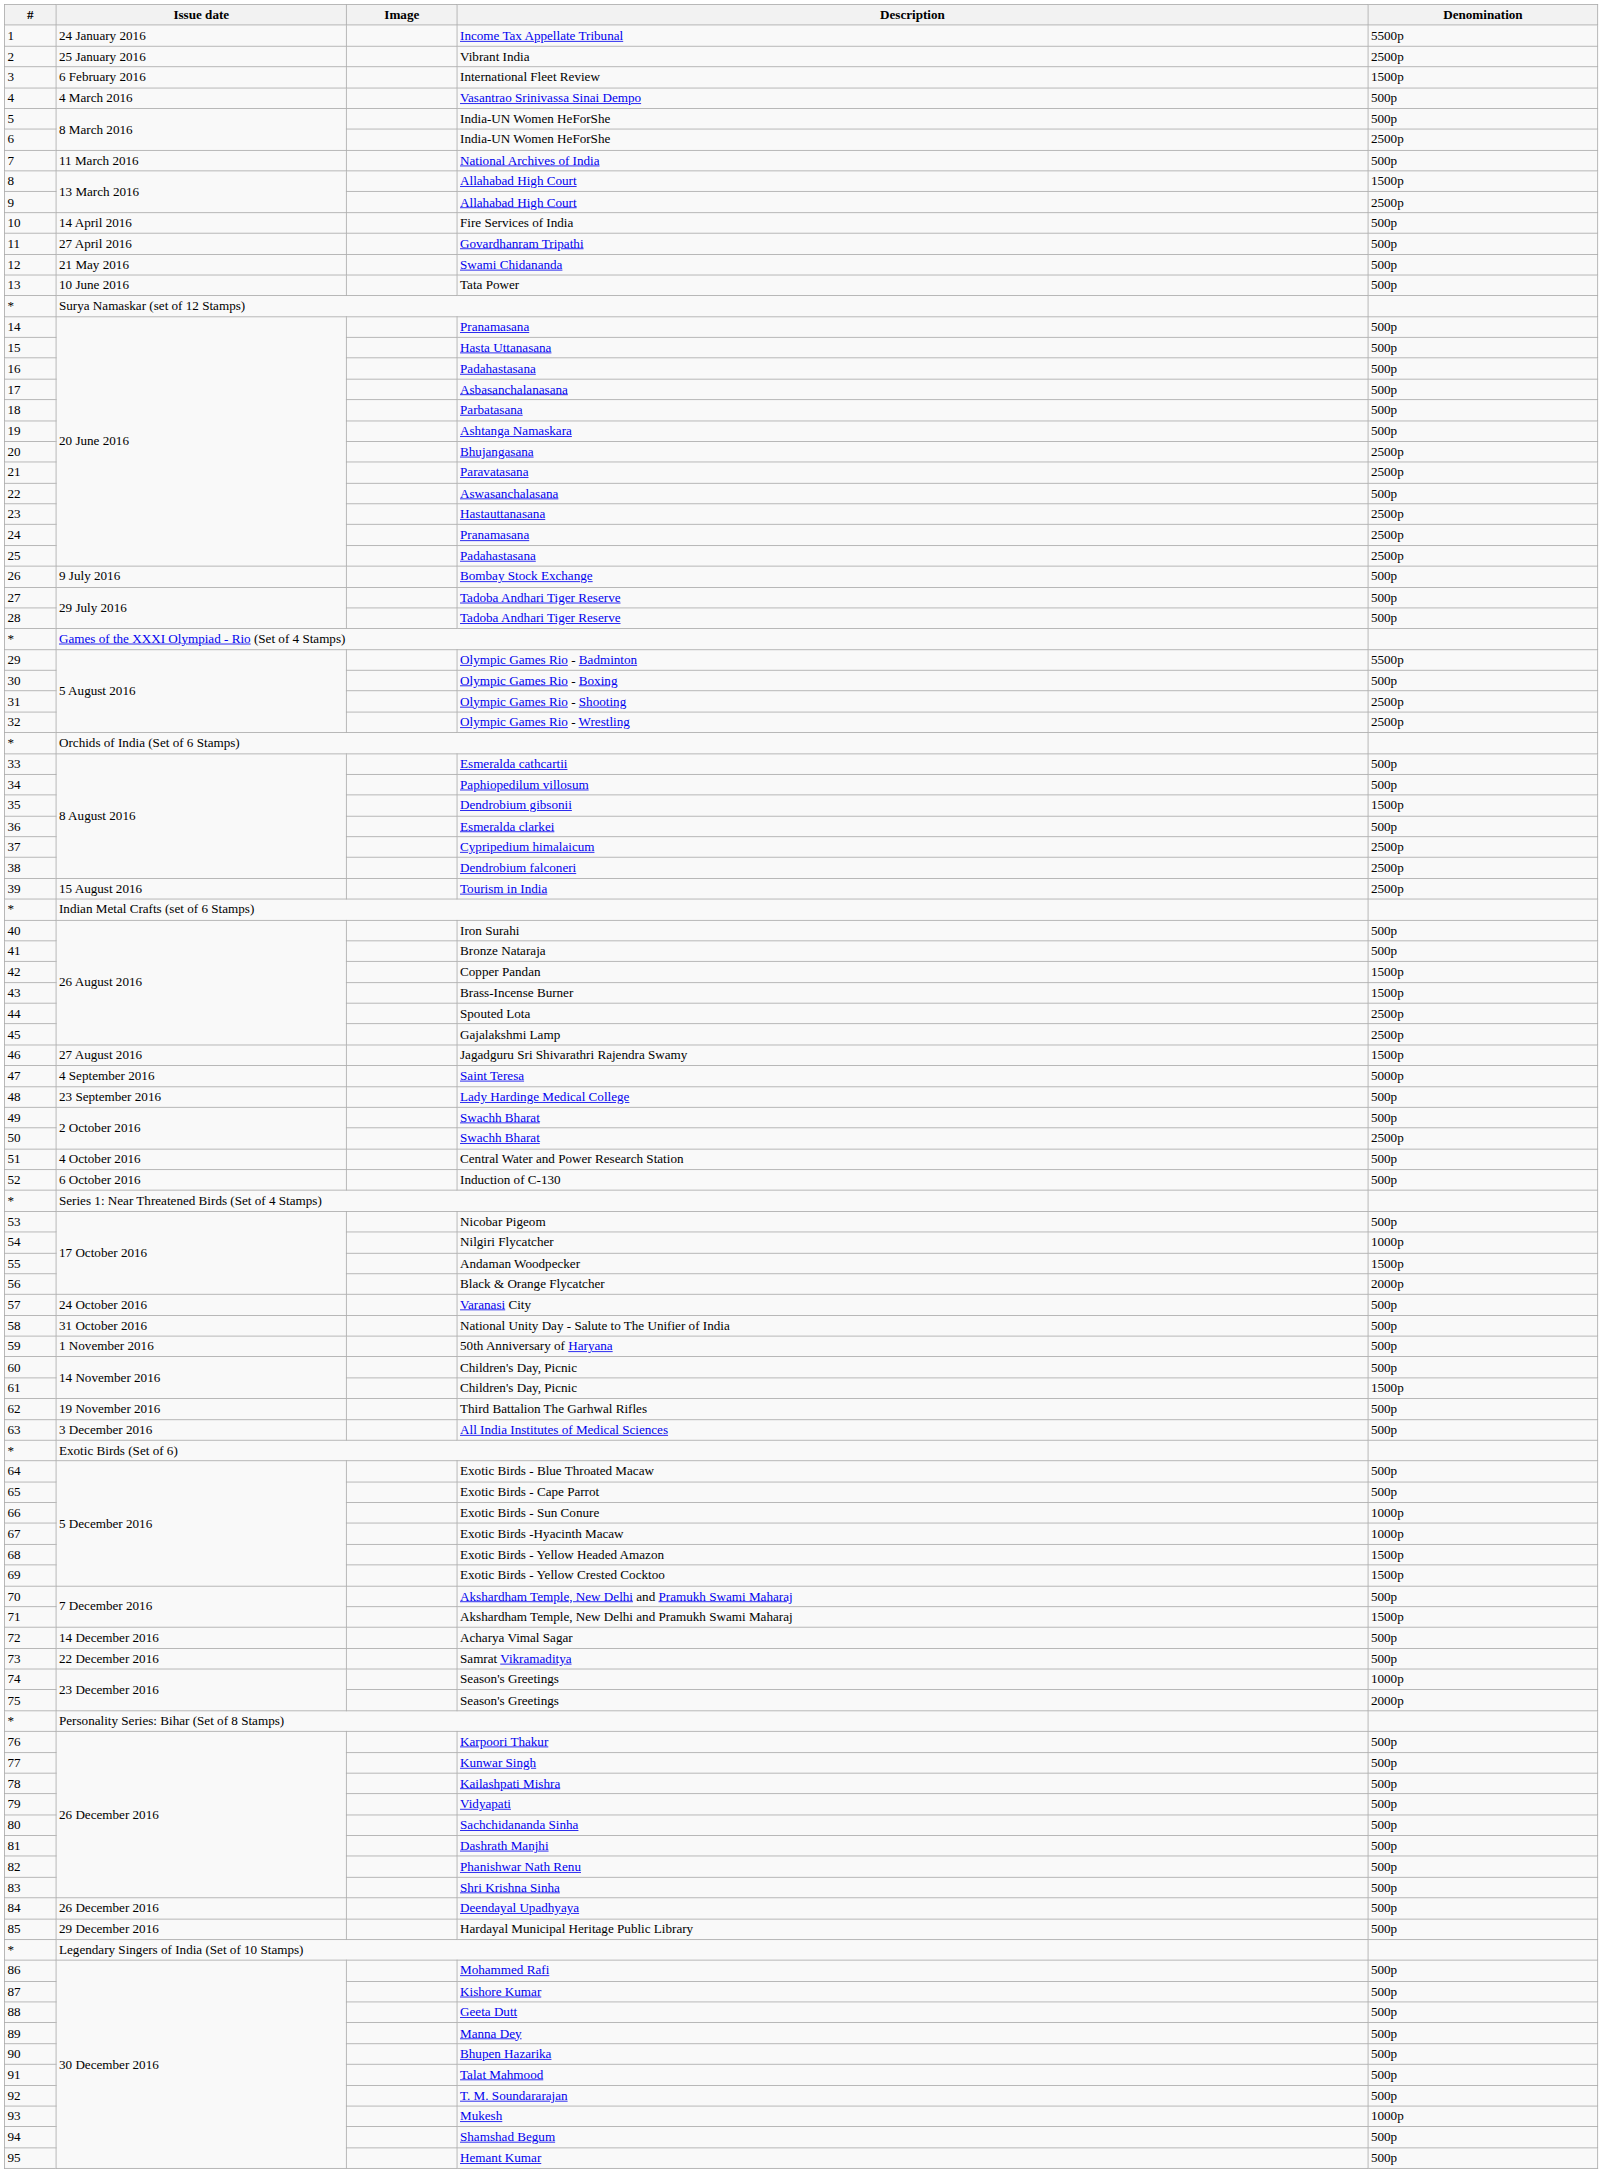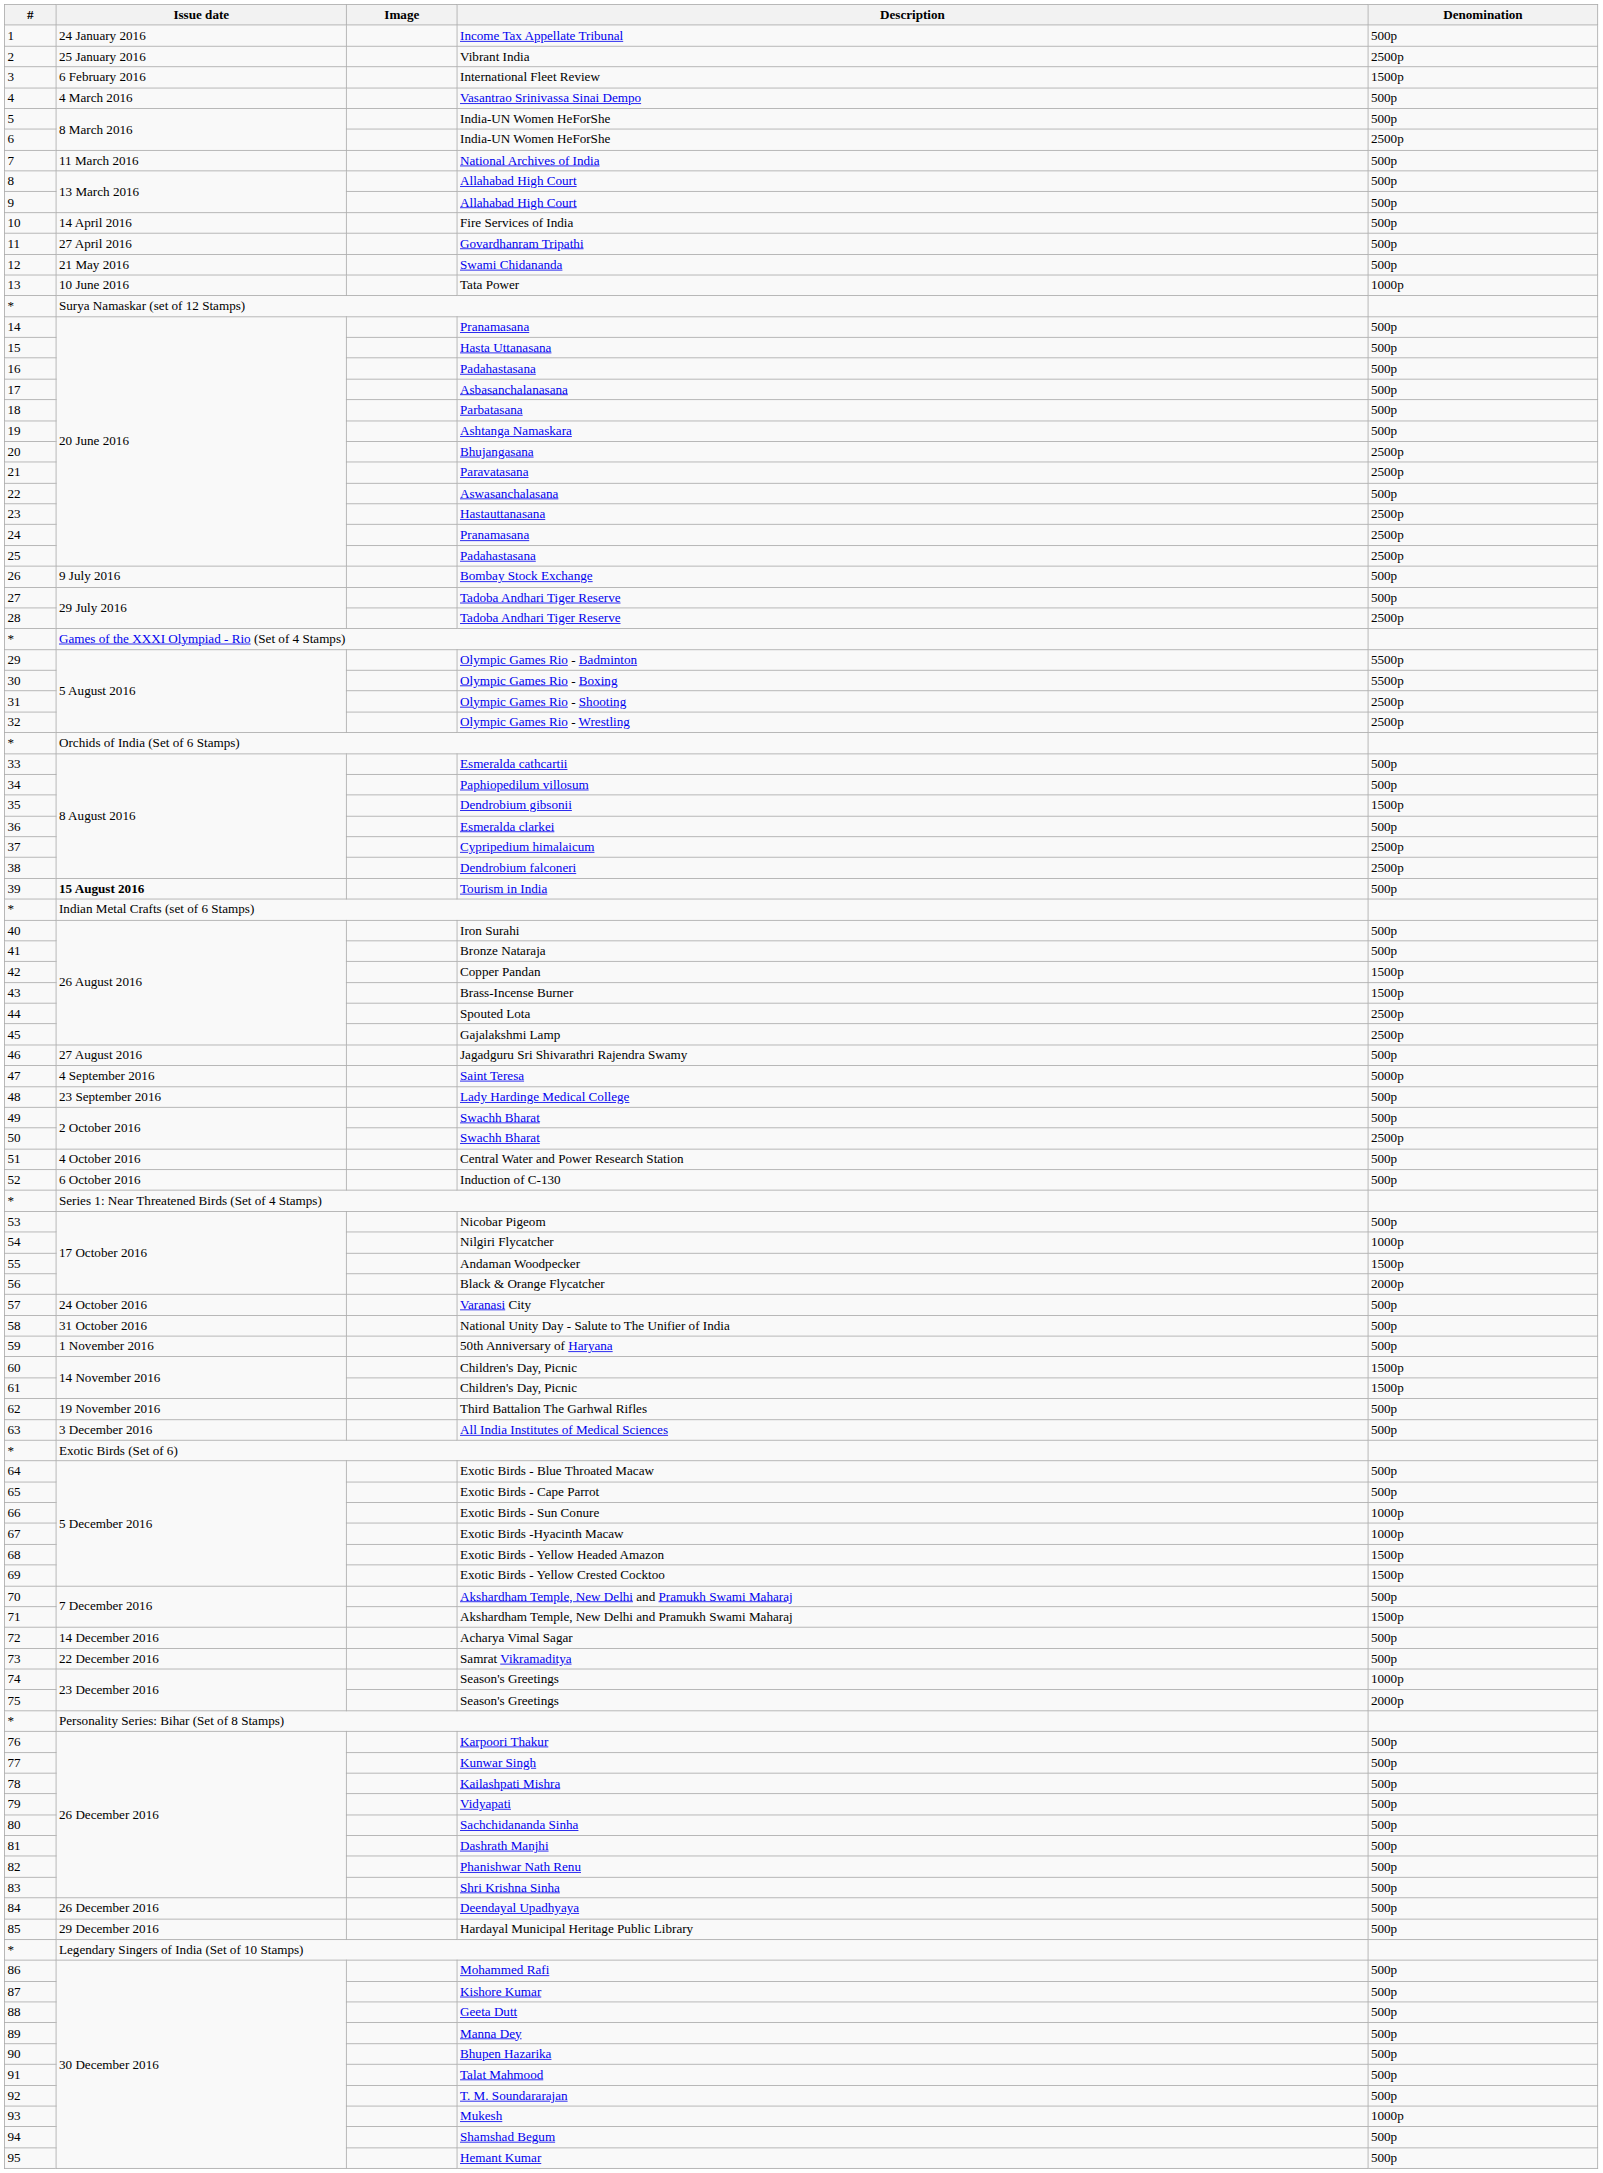(1387, 35) 5500p -> (1384, 35) 500p
(1387, 181) 1500p -> (1384, 181) 500p
(1387, 202) 2500p -> (1384, 202) 500p
(1384, 285) 500p -> (1387, 285) 1000p
(1384, 618) 500p -> (1387, 618) 2500p
(1384, 680) 500p -> (1387, 680) 5500p
(101, 888) normal -> (102, 888) bold
(1387, 888) 2500p -> (1384, 888) 500p
(1387, 1055) 1500p -> (1384, 1055) 500p
(1384, 1367) 500p -> (1387, 1367) 1500p
